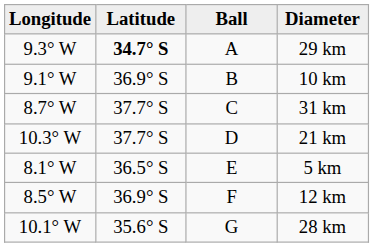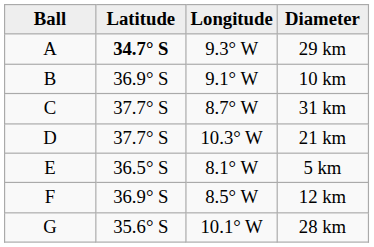columns swapped: (232, 19) <-> (50, 19)
